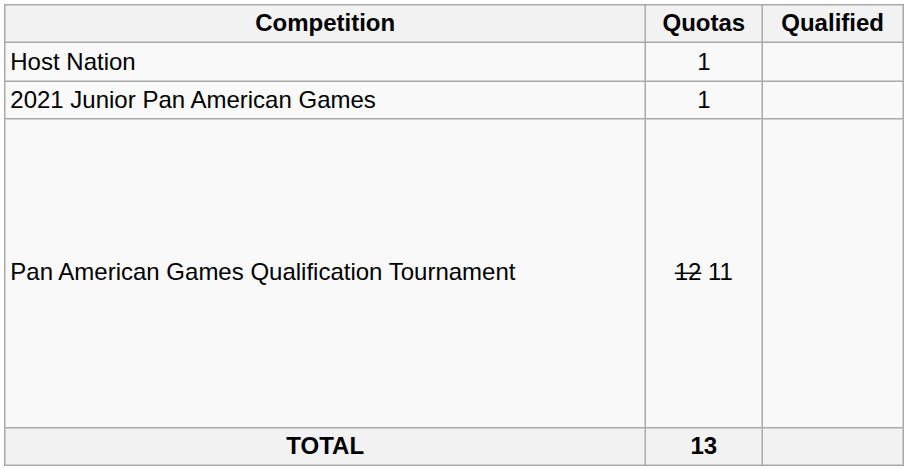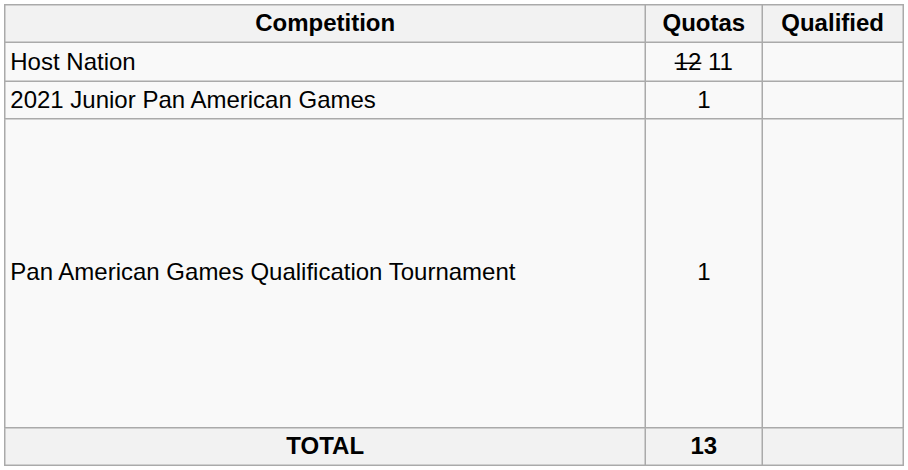(704, 61) 1 -> (704, 61) 12 11
(704, 272) 12 11 -> (704, 272) 1
